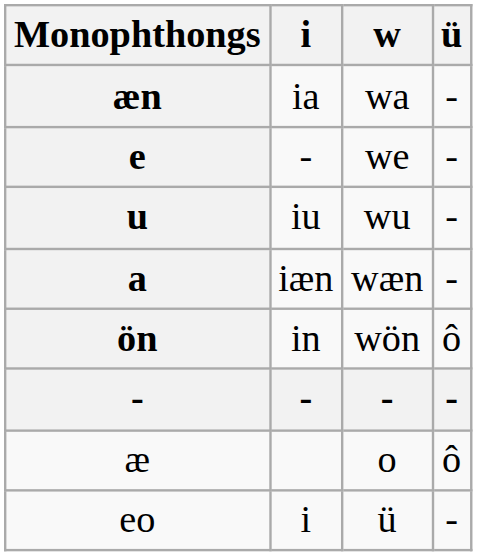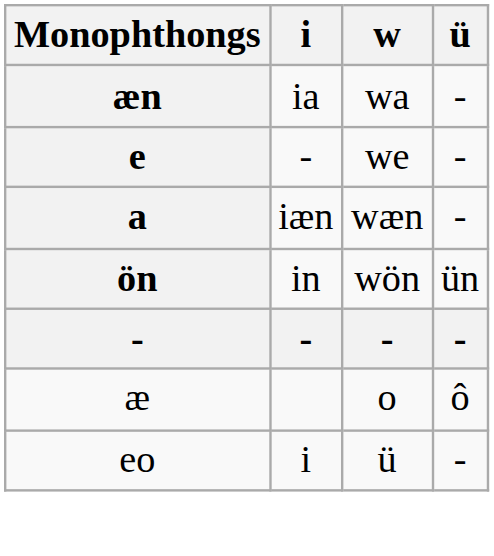- row: (306, 216)
(452, 338) ô -> (460, 277) ün
